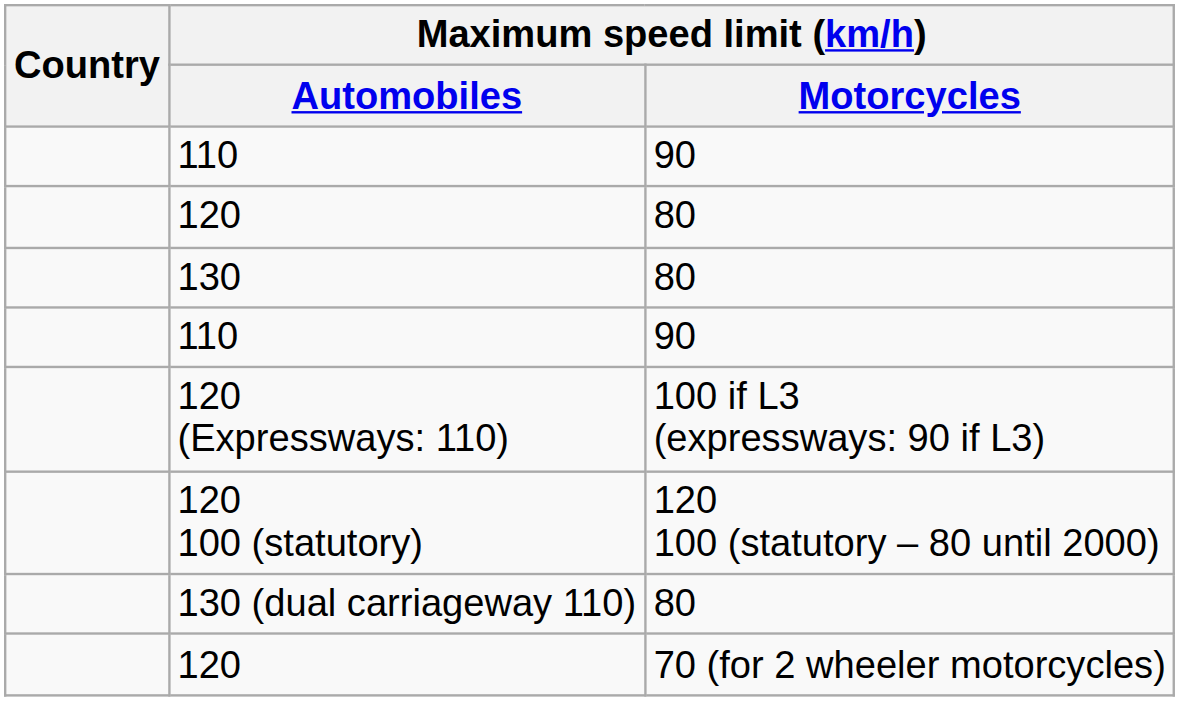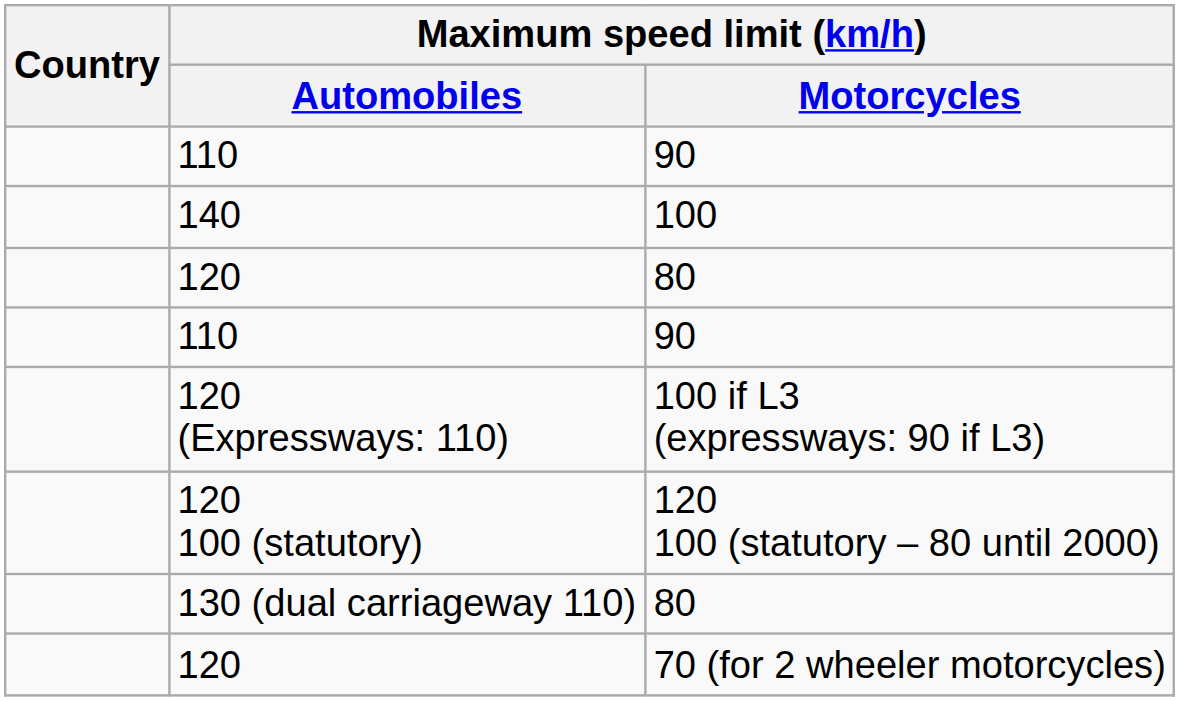+ row: (209, 215)
- row: (209, 276)
